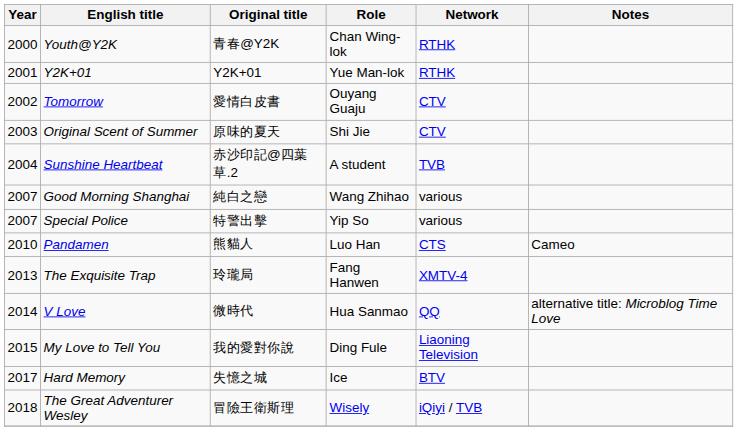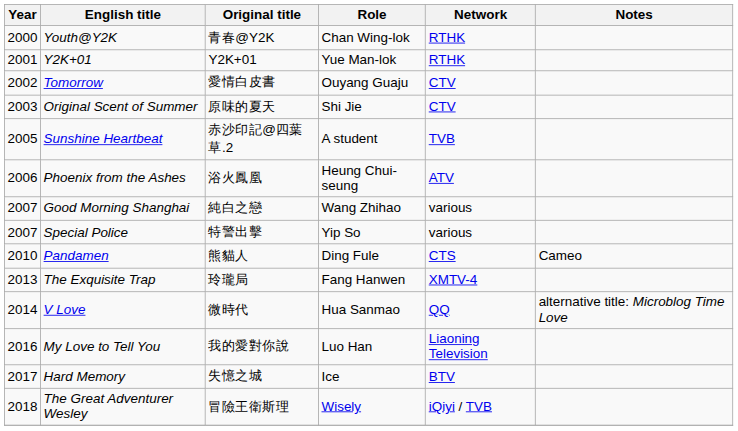(22, 164) 2004 -> (22, 139) 2005
+ row: (115, 178)
(355, 244) Luo Han -> (350, 256) Ding Fule
(22, 347) 2015 -> (22, 346) 2016
(358, 347) Ding Fule -> (347, 346) Luo Han
